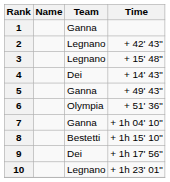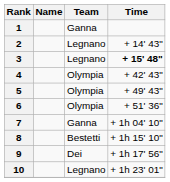(143, 43) + 42' 43" -> (143, 43) + 14' 43"
(143, 59) normal -> (143, 59) bold
(74, 75) Dei -> (85, 75) Olympia
(143, 75) + 14' 43" -> (143, 75) + 42' 43"
(82, 91) Ganna -> (85, 91) Olympia
